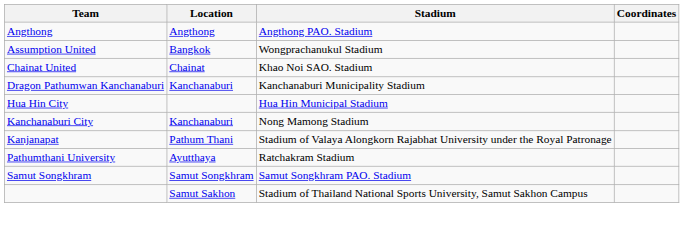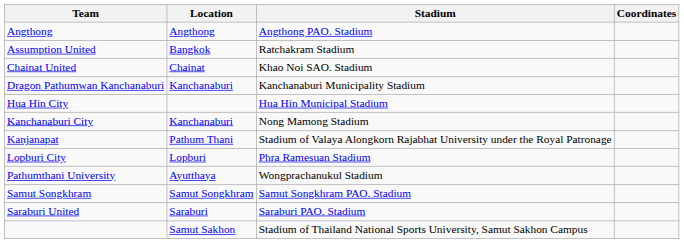(321, 49) Wongprachanukul Stadium -> (307, 49) Ratchakram Stadium
+ row: (36, 157)
(307, 157) Ratchakram Stadium -> (321, 175) Wongprachanukul Stadium
+ row: (43, 211)
